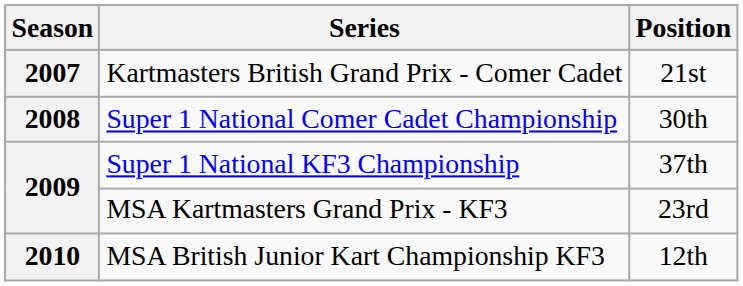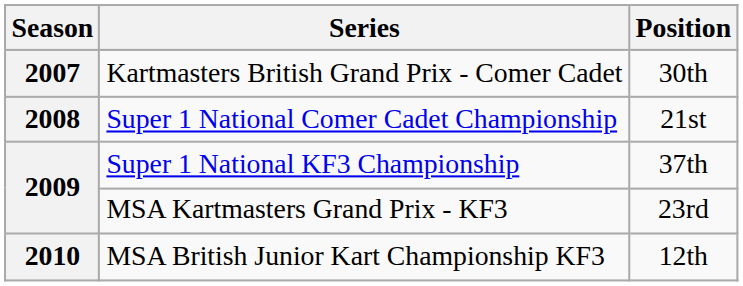(683, 72) 21st -> (683, 72) 30th
(683, 118) 30th -> (683, 118) 21st
